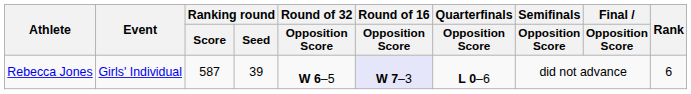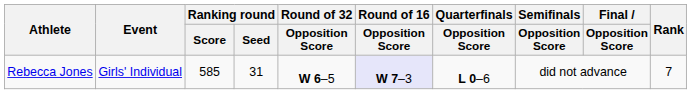(210, 72) 587 -> (210, 72) 585
(256, 72) 39 -> (256, 72) 31
(669, 72) 6 -> (669, 72) 7
